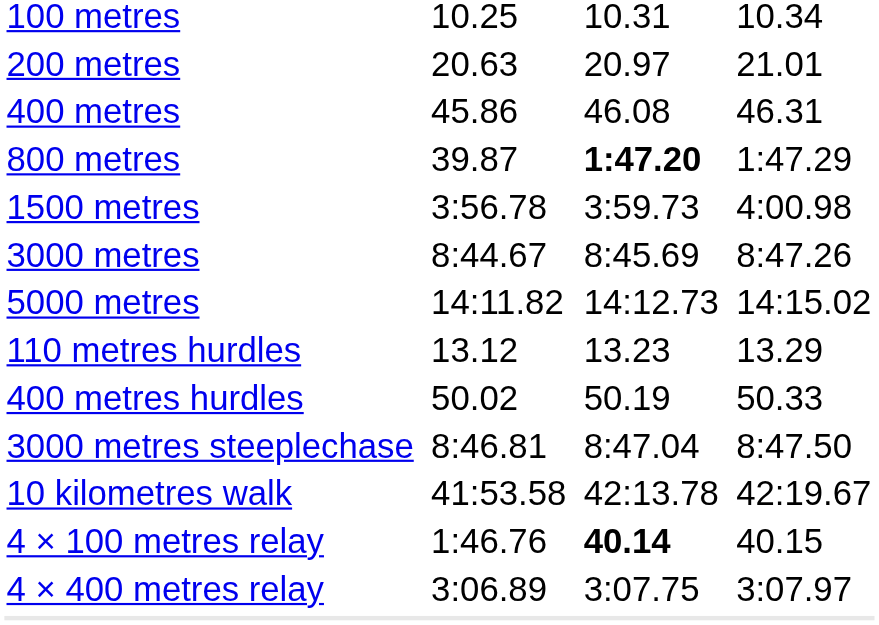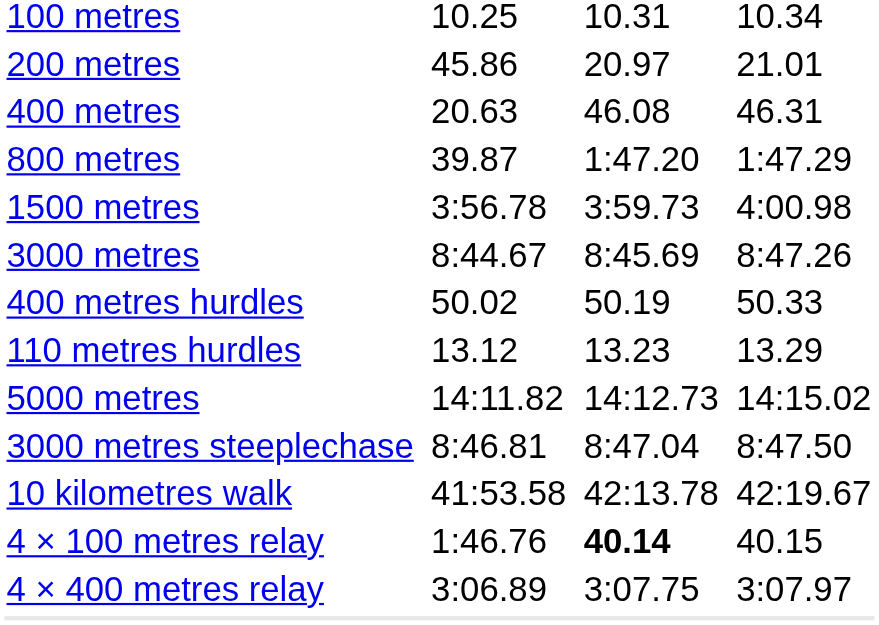(475, 64) 20.63 -> (475, 64) 45.86
(475, 111) 45.86 -> (475, 111) 20.63
(643, 159) bold -> (642, 159) normal
rows swapped: (103, 302) <-> (155, 398)
